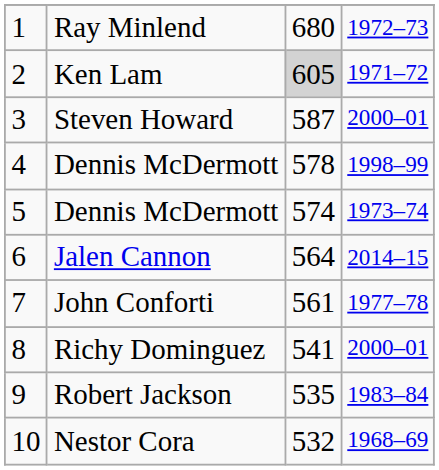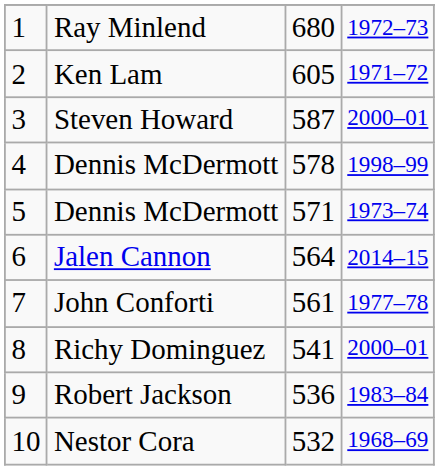(313, 73) lightgrey background -> (313, 73) no background
(313, 211) 574 -> (313, 211) 571
(313, 394) 535 -> (313, 394) 536
